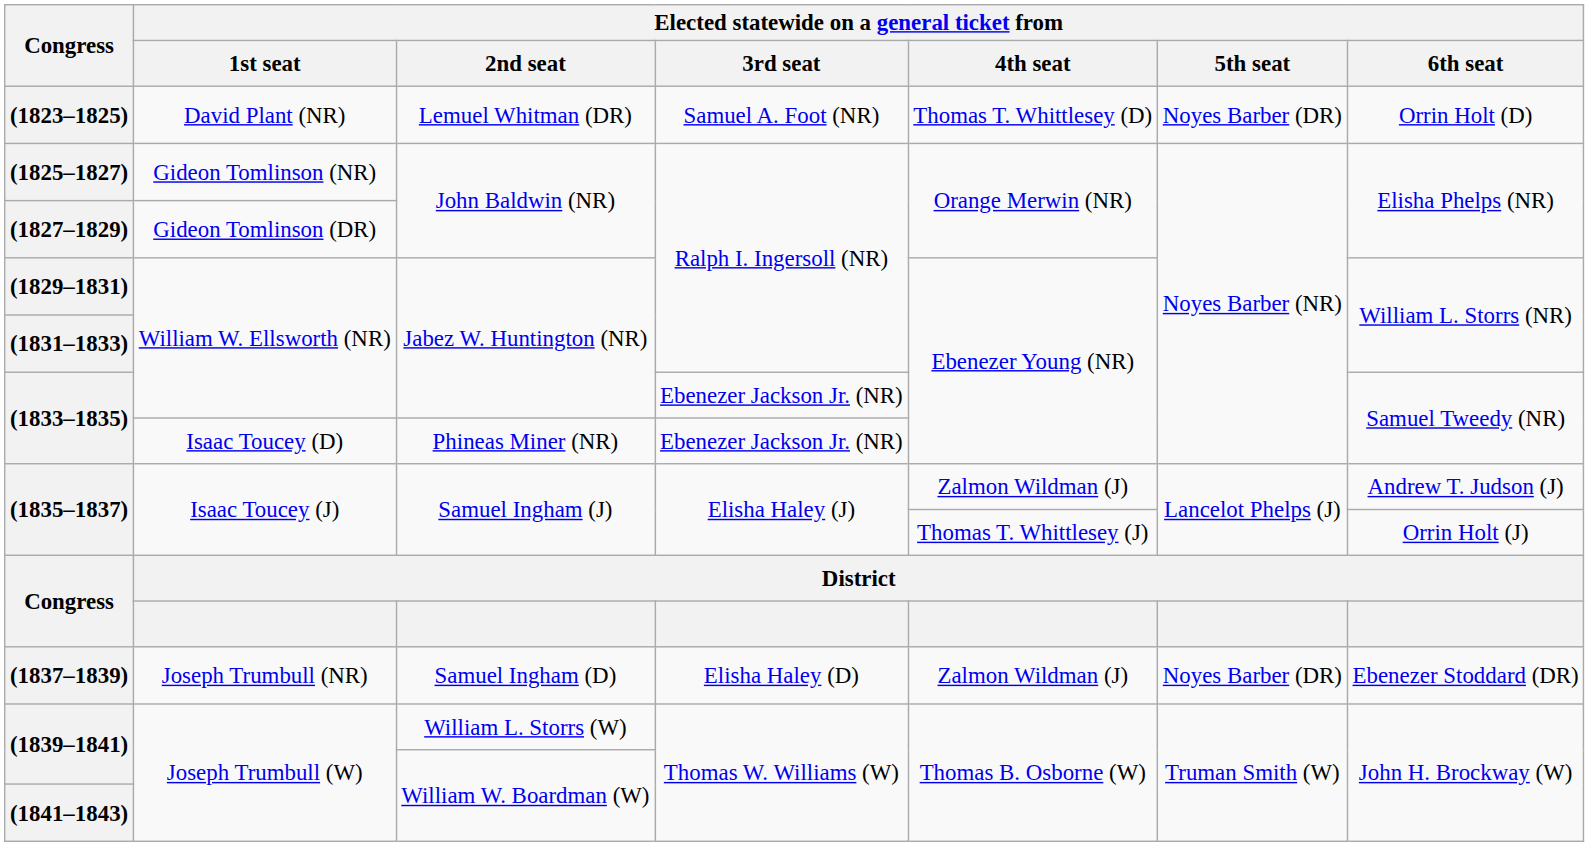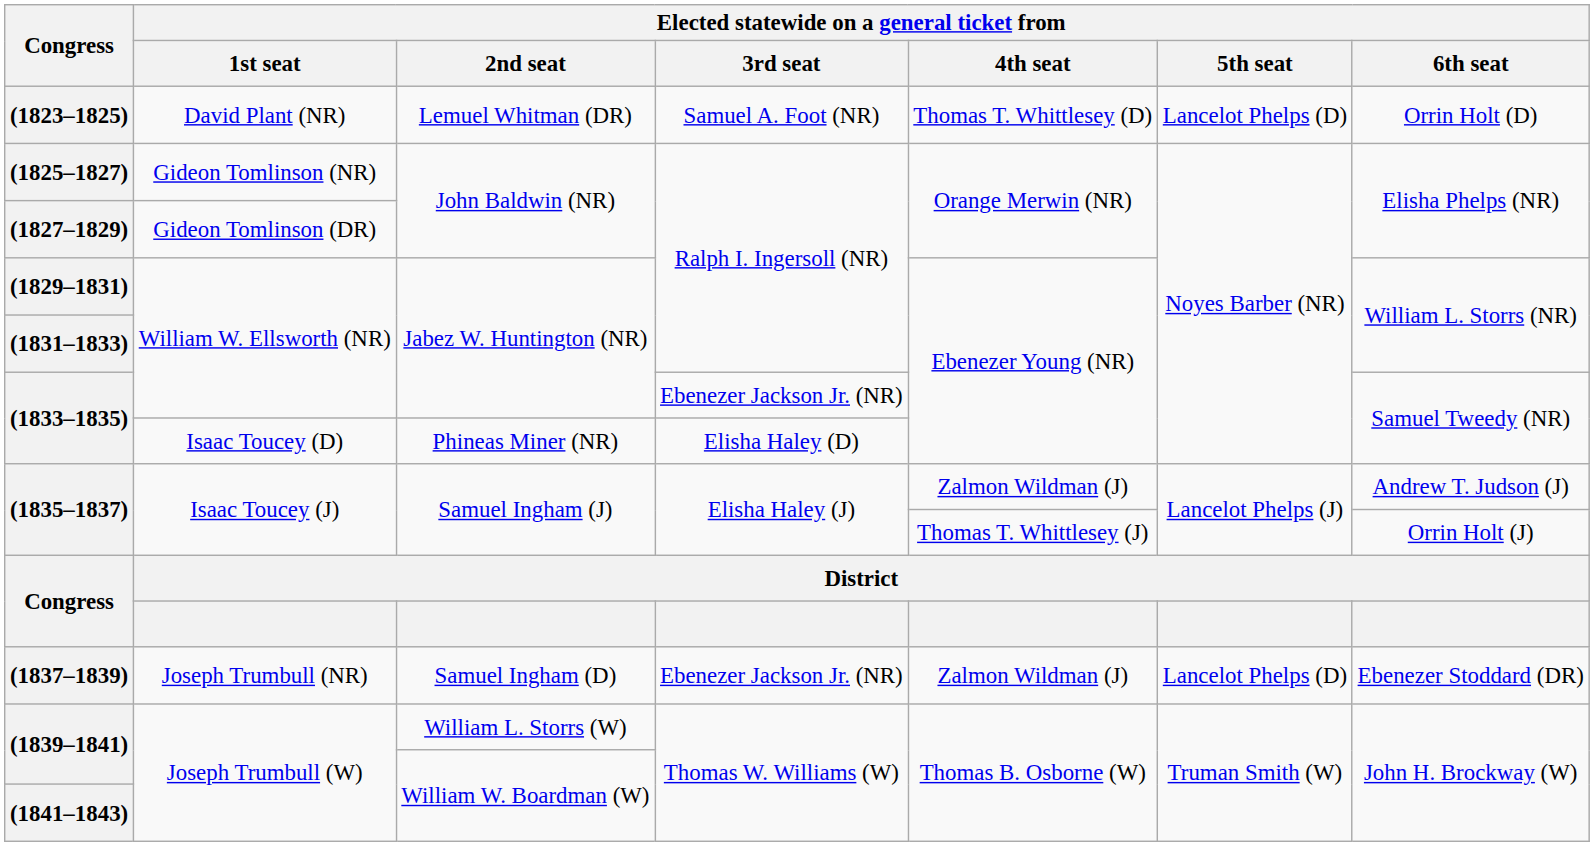(1252, 115) Noyes Barber (DR) -> (1255, 115) Lancelot Phelps (D)
(781, 441) Ebenezer Jackson Jr. (NR) -> (781, 441) Elisha Haley (D)
(781, 675) Elisha Haley (D) -> (781, 675) Ebenezer Jackson Jr. (NR)
(1252, 675) Noyes Barber (DR) -> (1255, 675) Lancelot Phelps (D)
